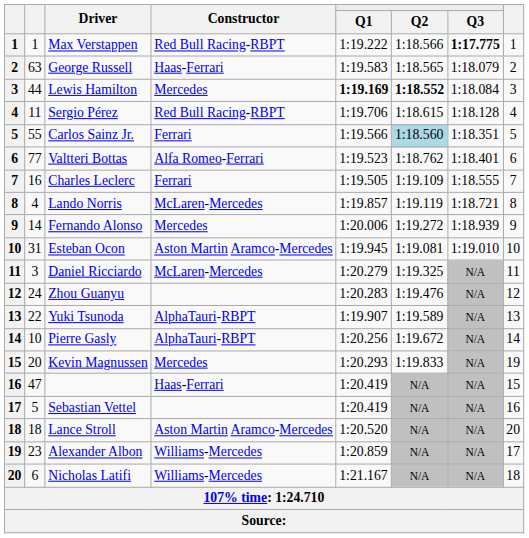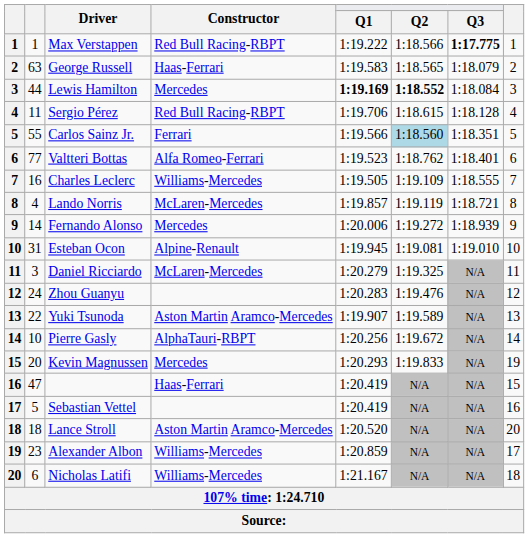(173, 180) Ferrari -> (208, 180) Williams-Mercedes
(243, 248) Aston Martin Aramco-Mercedes -> (197, 248) Alpine-Renault
(205, 316) AlphaTauri-RBPT -> (243, 316) Aston Martin Aramco-Mercedes
